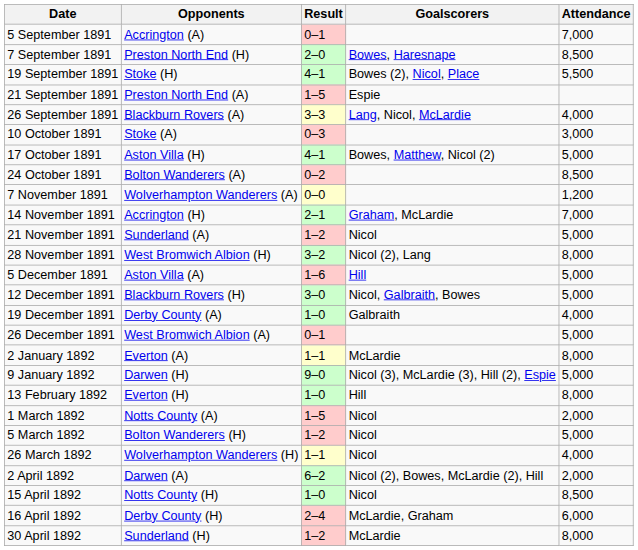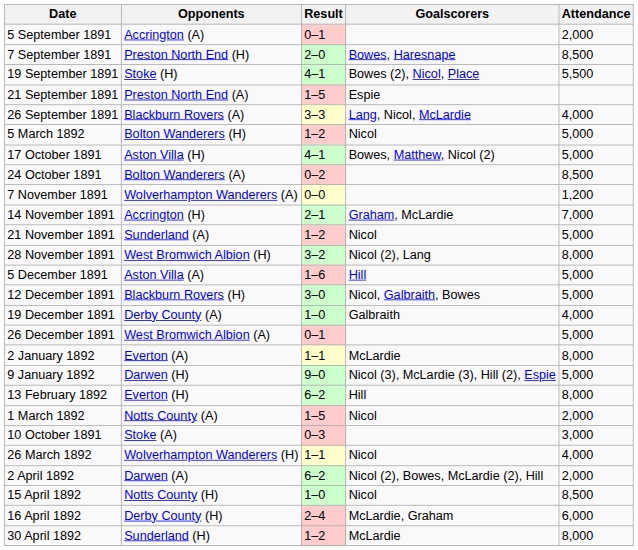(578, 34) 7,000 -> (578, 34) 2,000
rows swapped: (54, 134) <-> (46, 435)
(315, 395) 1–0 -> (315, 395) 6–2
